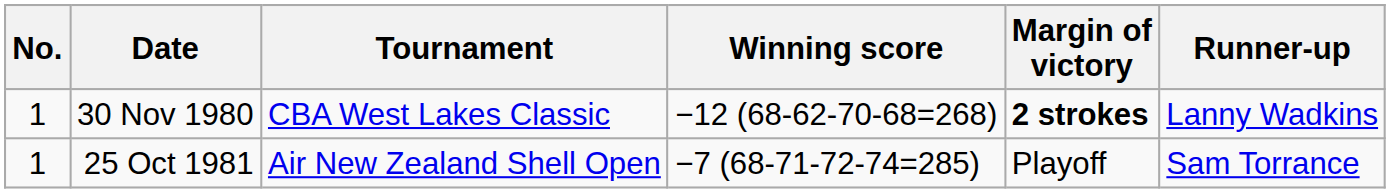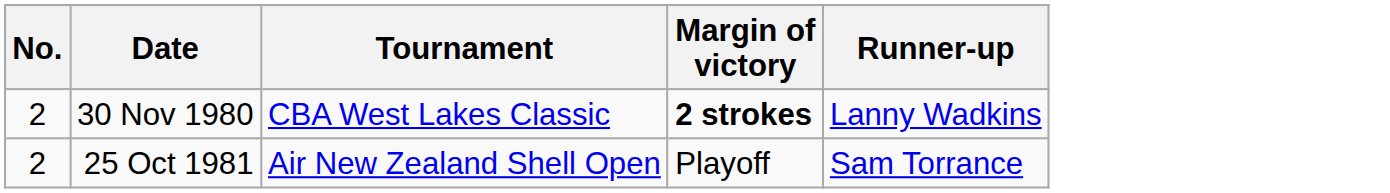- column: (836, 47)
(37, 114) 1 -> (37, 114) 2
(37, 163) 1 -> (37, 163) 2
